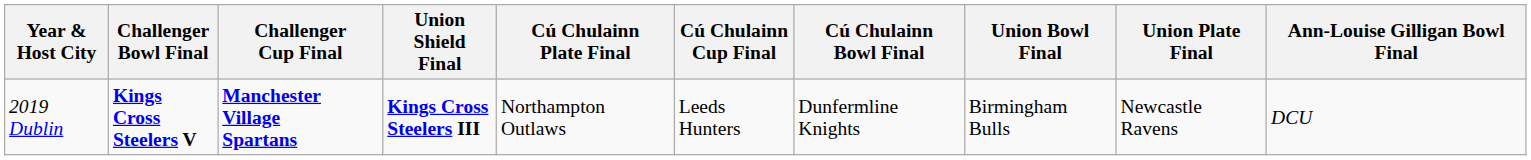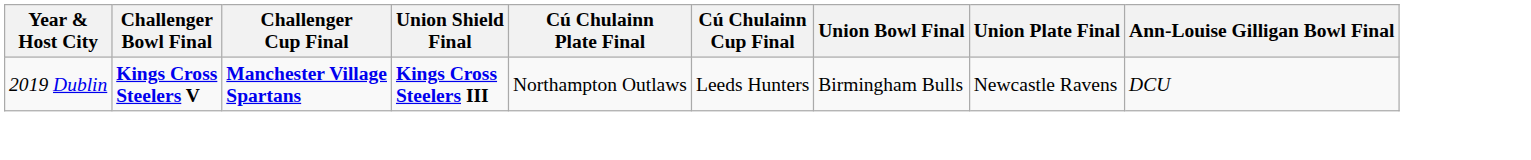- column: (879, 41)
